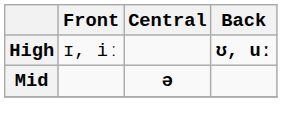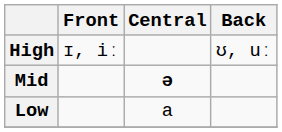(244, 50) bold -> (244, 50) normal
+ row: (32, 112)
